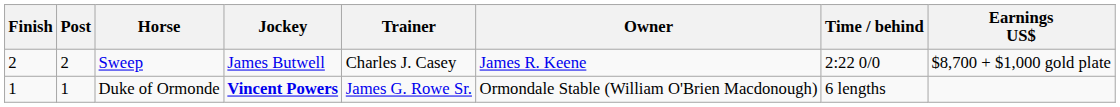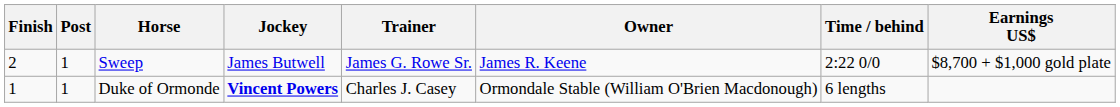(65, 62) 2 -> (65, 62) 1
(401, 62) Charles J. Casey -> (409, 62) James G. Rowe Sr.
(409, 89) James G. Rowe Sr. -> (401, 89) Charles J. Casey
